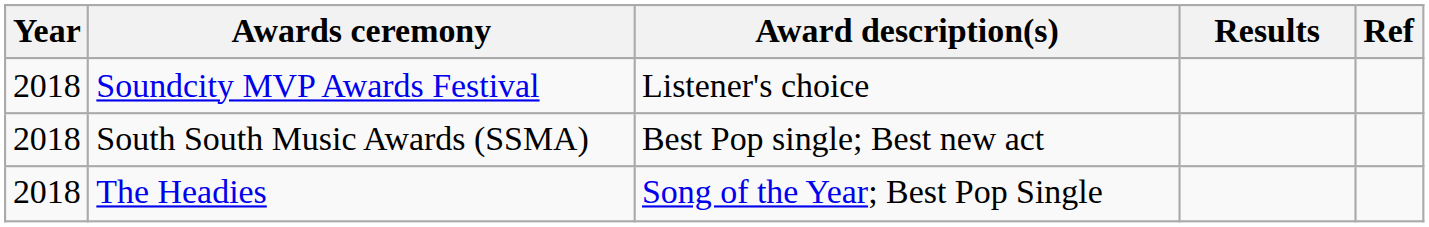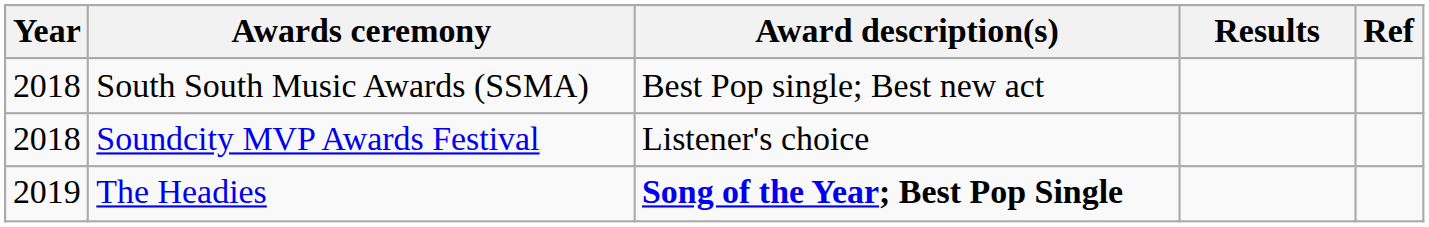rows swapped: (318, 85) <-> (343, 138)
(47, 192) 2018 -> (47, 192) 2019
(872, 192) normal -> (883, 192) bold
